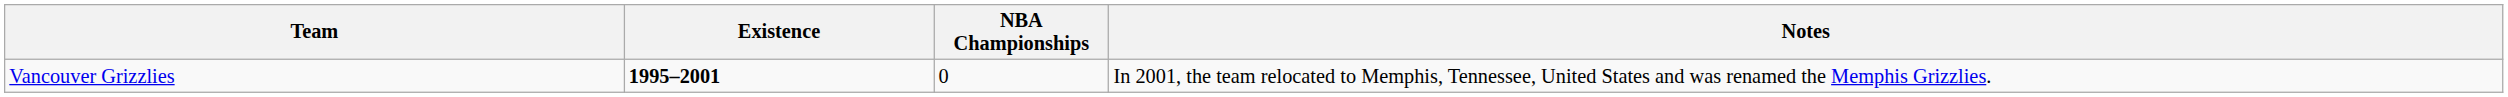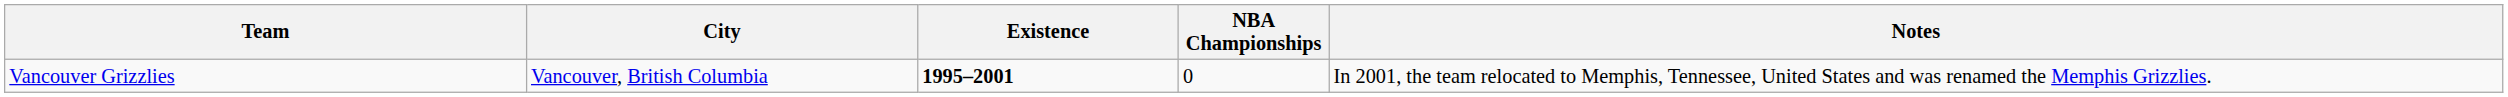+ column: (722, 32)
